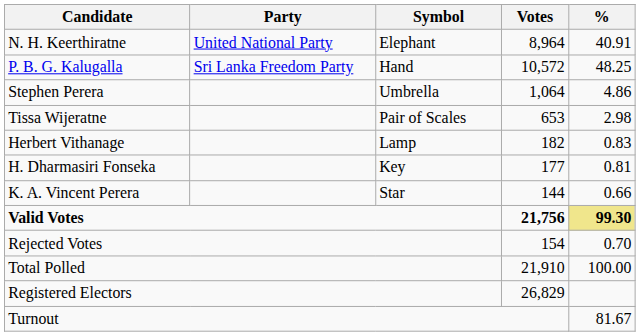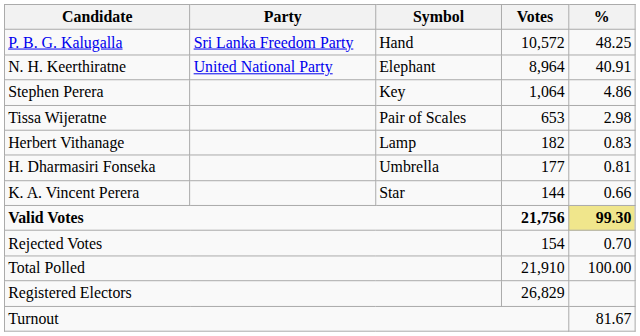rows swapped: (65, 67) <-> (67, 42)
(409, 92) Umbrella -> (392, 92) Key
(392, 167) Key -> (409, 167) Umbrella
